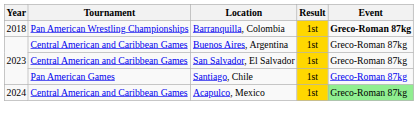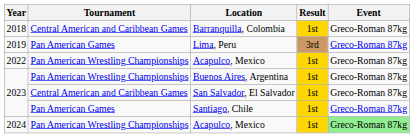(109, 28) Pan American Wrestling Championships -> (109, 28) Central American and Caribbean Games
(371, 28) bold -> (369, 28) normal
+ row: (16, 44)
+ row: (16, 60)
(109, 44) Central American and Caribbean Games -> (109, 76) Pan American Wrestling Championships
(109, 92) Central American and Caribbean Games -> (109, 124) Pan American Wrestling Championships
